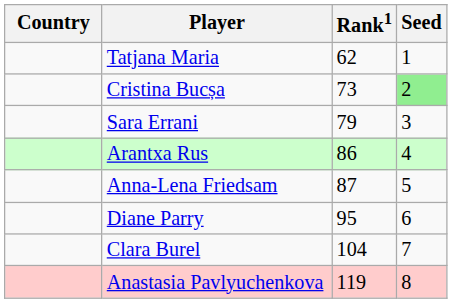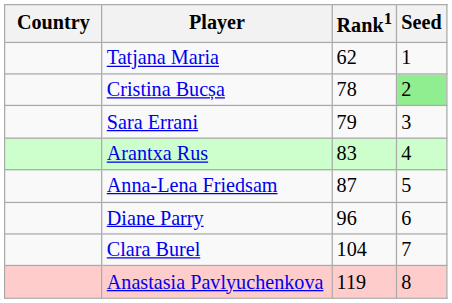(347, 89) 73 -> (347, 89) 78
(347, 153) 86 -> (347, 153) 83
(347, 217) 95 -> (347, 217) 96
